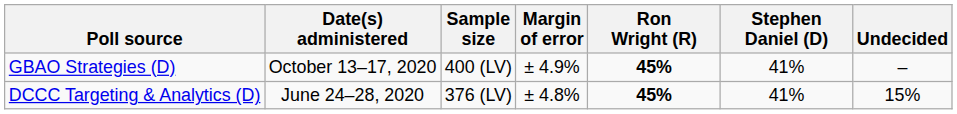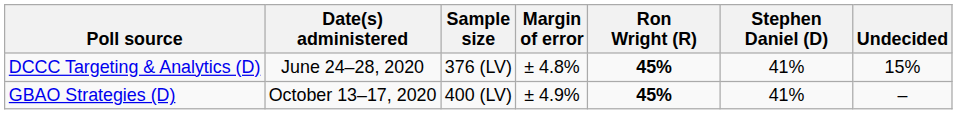rows swapped: (92, 67) <-> (135, 95)
